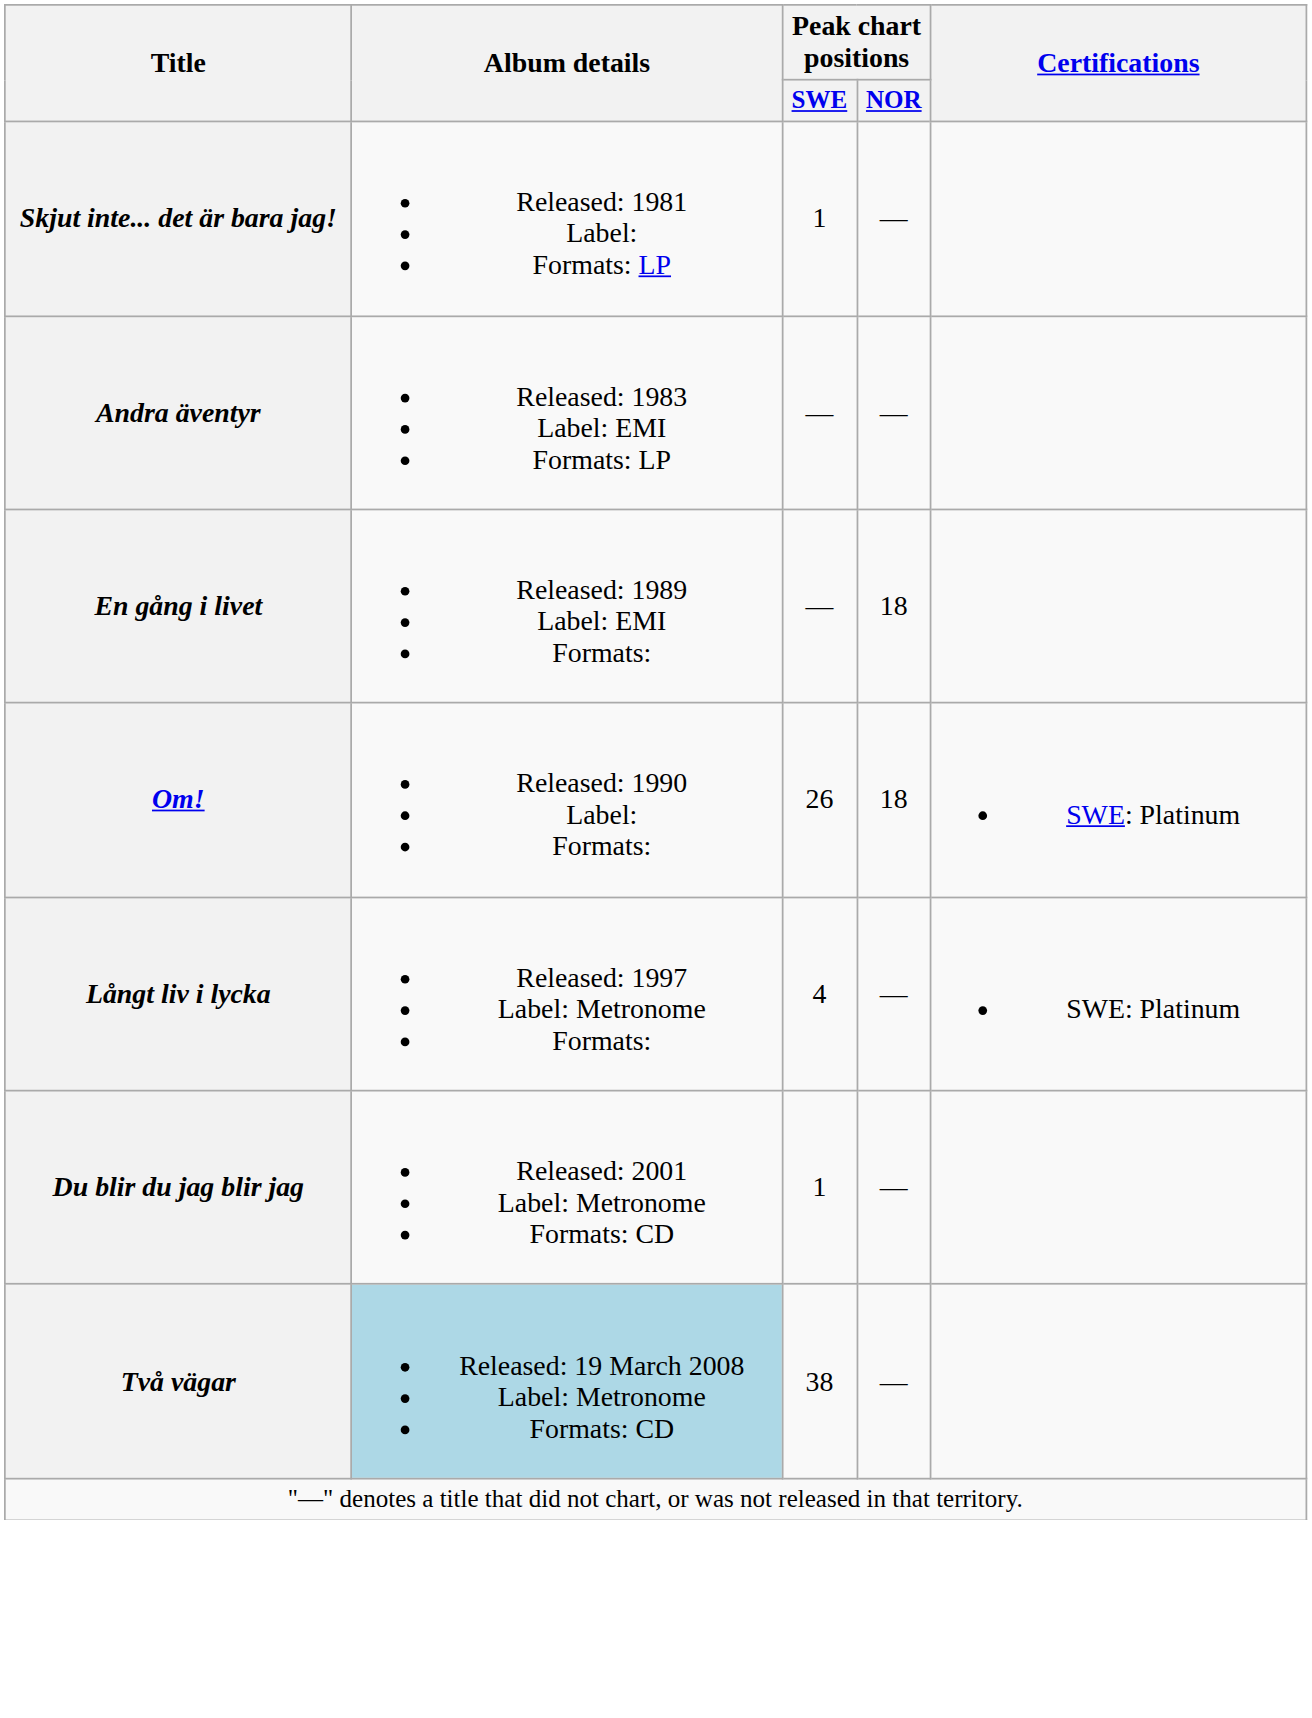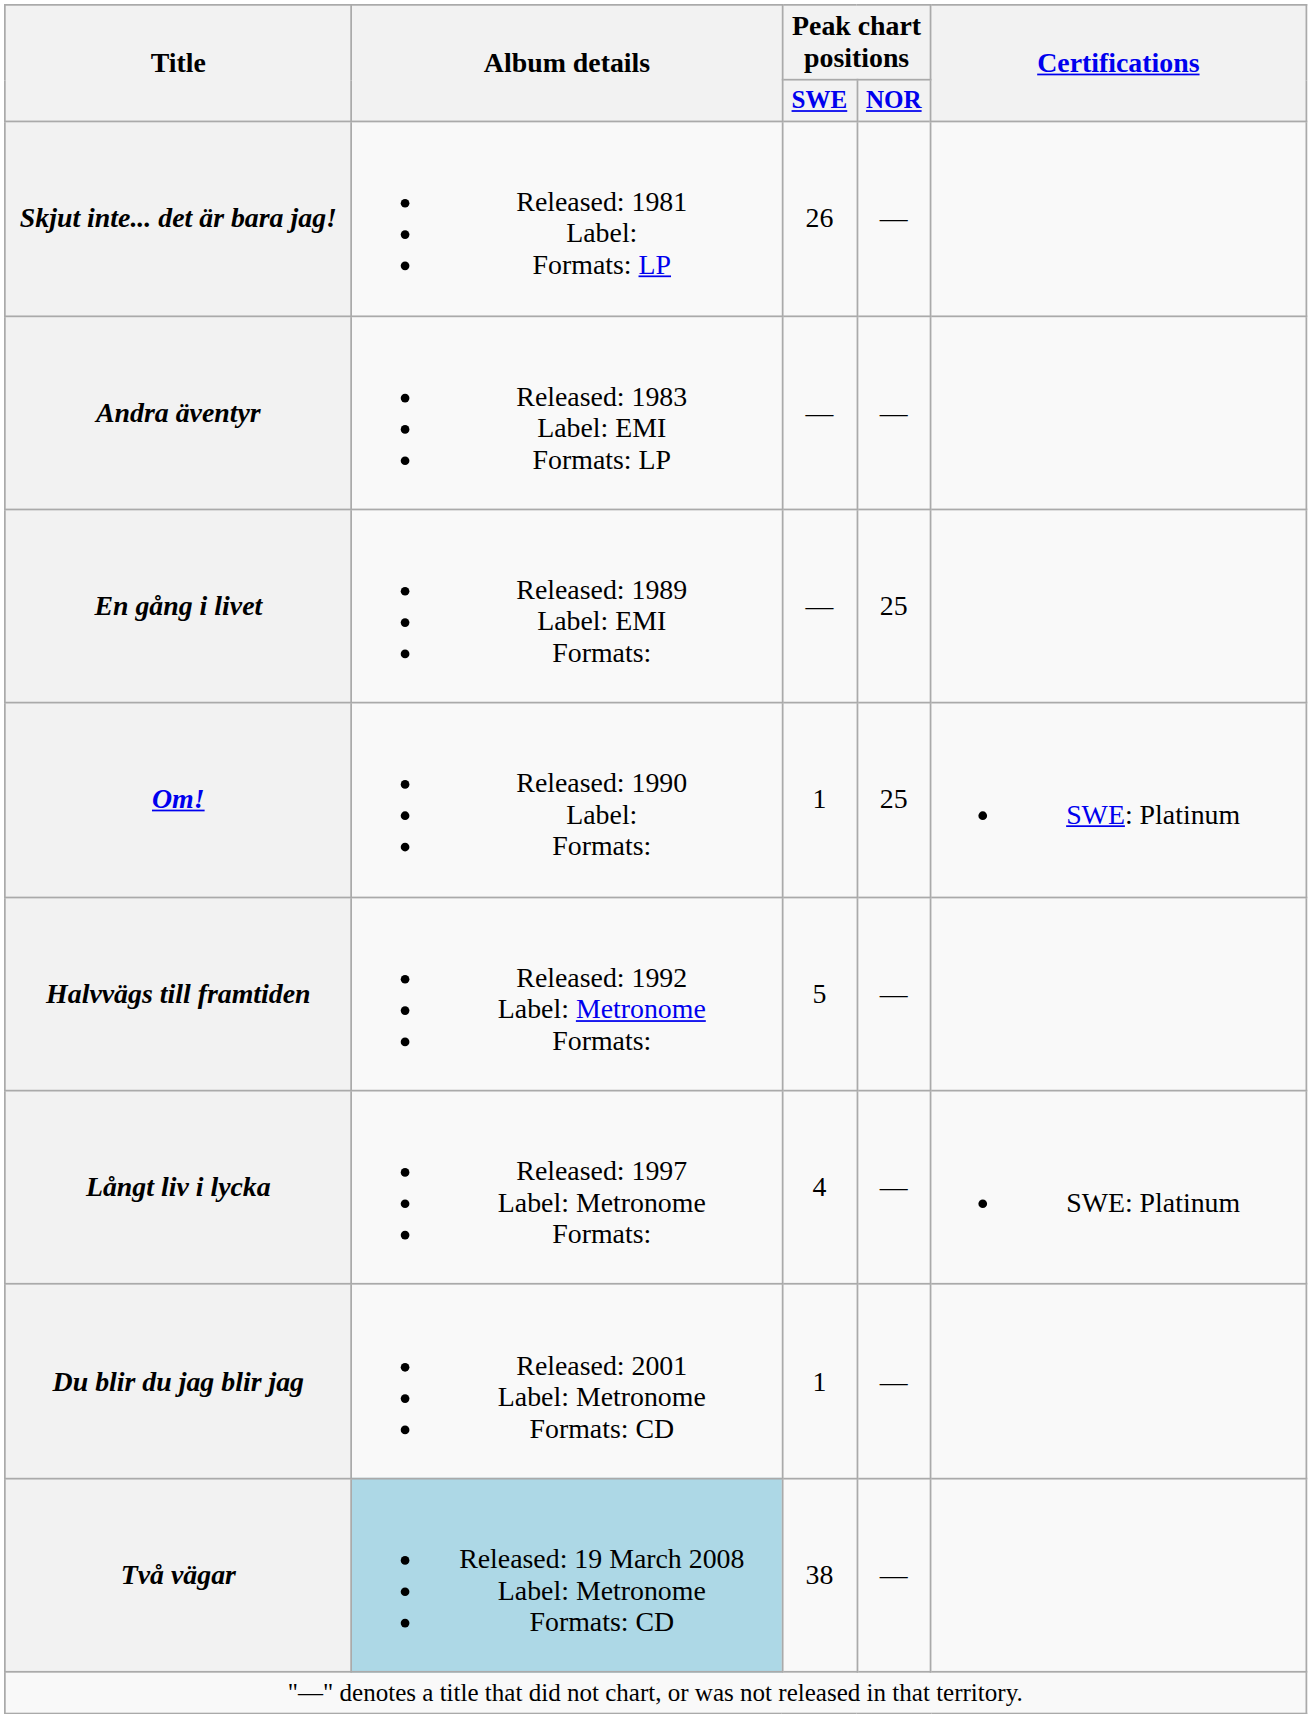(819, 218) 1 -> (819, 218) 26
(894, 605) 18 -> (894, 605) 25
(819, 799) 26 -> (819, 799) 1
(894, 799) 18 -> (894, 799) 25
+ row: (178, 993)
